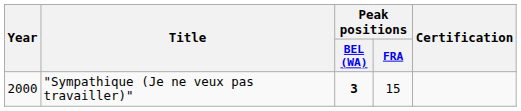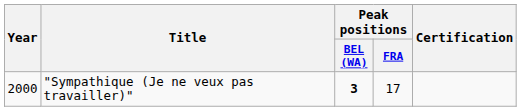(393, 89) 15 -> (393, 89) 17
